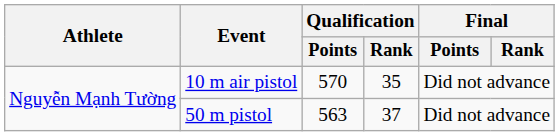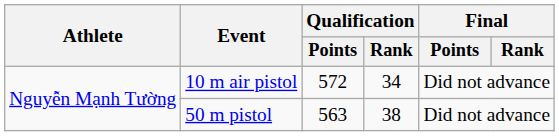(333, 82) 570 -> (333, 82) 572
(391, 82) 35 -> (391, 82) 34
(391, 114) 37 -> (391, 114) 38
